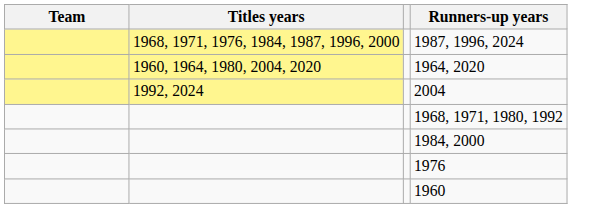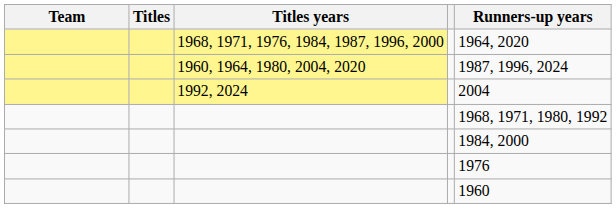+ column: (152, 16)
(469, 41) 1987, 1996, 2024 -> (494, 41) 1964, 2020
(449, 66) 1964, 2020 -> (513, 66) 1987, 1996, 2024
